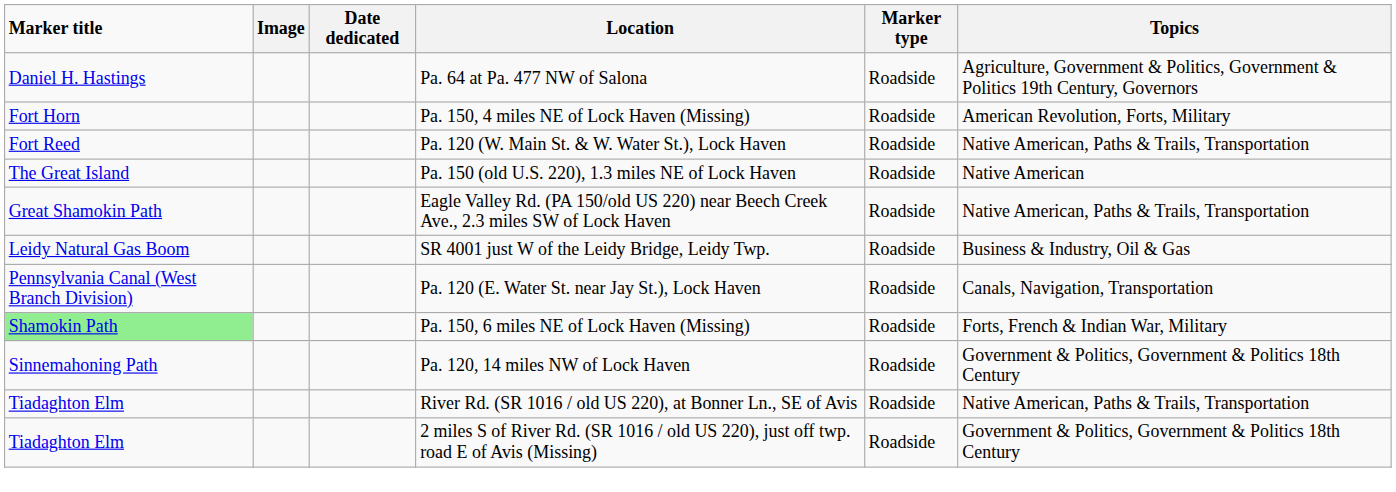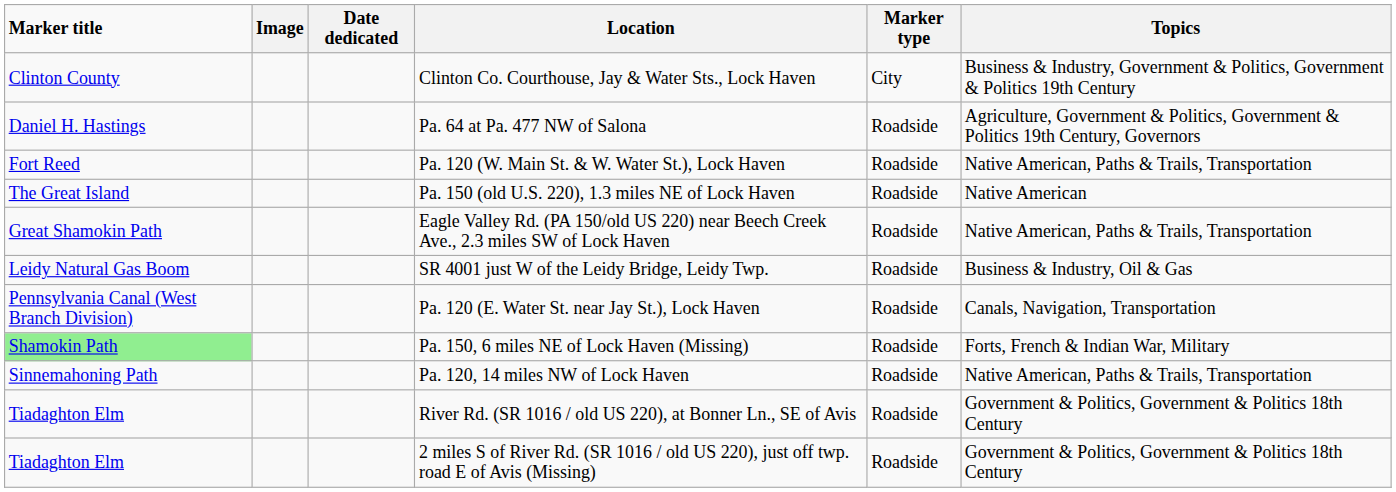+ row: (617, 77)
- row: (585, 115)
(1151, 365) Government & Politics, Government & Politics 18th Century -> (1138, 375) Native American, Paths & Trails, Transportation
(1136, 403) Native American, Paths & Trails, Transportation -> (1154, 413) Government & Politics, Government & Politics 18th Century
